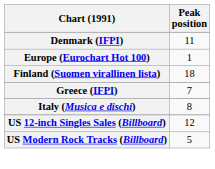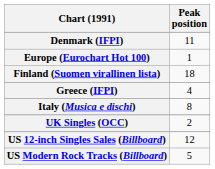(189, 90) 7 -> (189, 90) 4
+ row: (87, 123)
